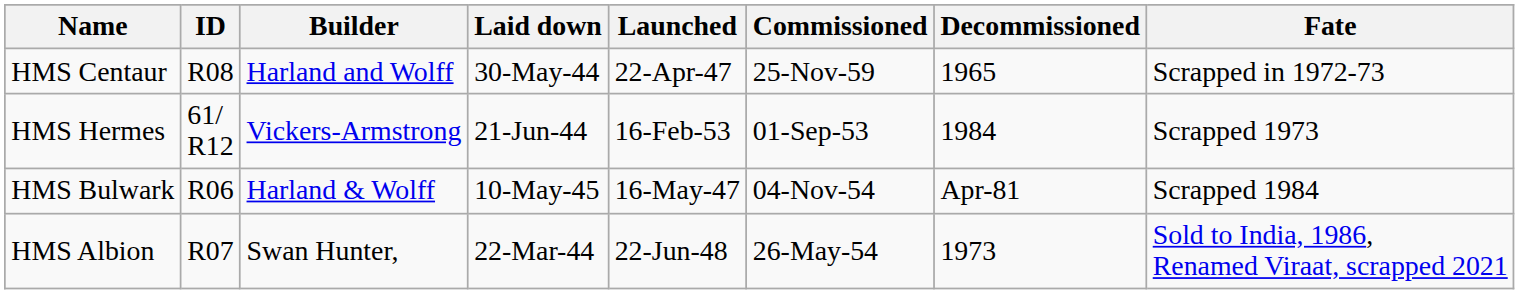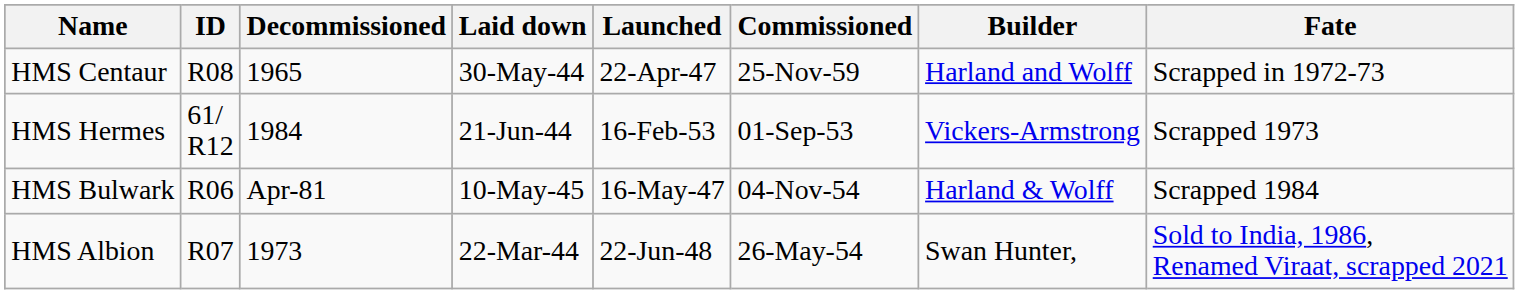columns swapped: (354, 26) <-> (1040, 26)
